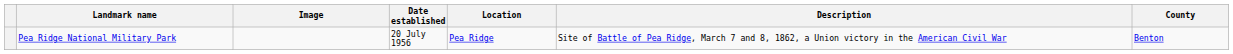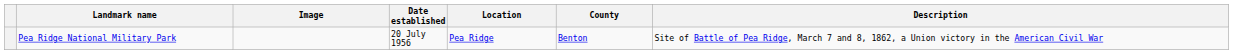columns swapped: (1180, 16) <-> (844, 16)
